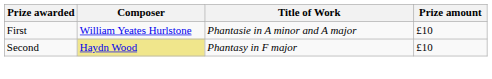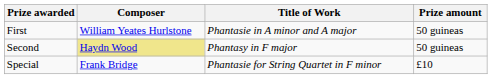(424, 30) £10 -> (440, 30) 50 guineas
(424, 47) £10 -> (440, 47) 50 guineas
+ row: (23, 64)
